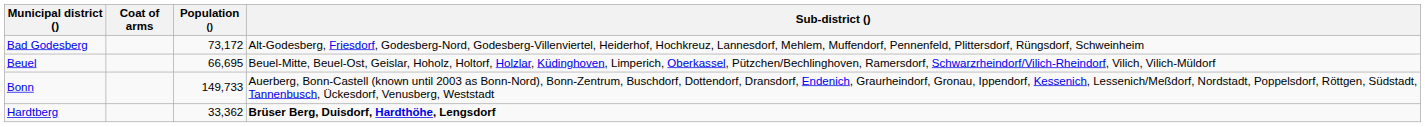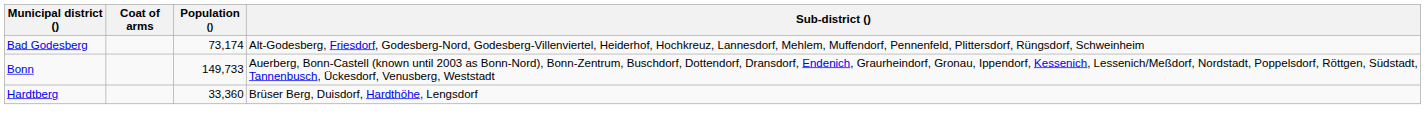(226, 44) 73,172 -> (226, 44) 73,174
- row: (22, 63)
(226, 112) 33,362 -> (226, 94) 33,360
(372, 112) bold -> (363, 94) normal
